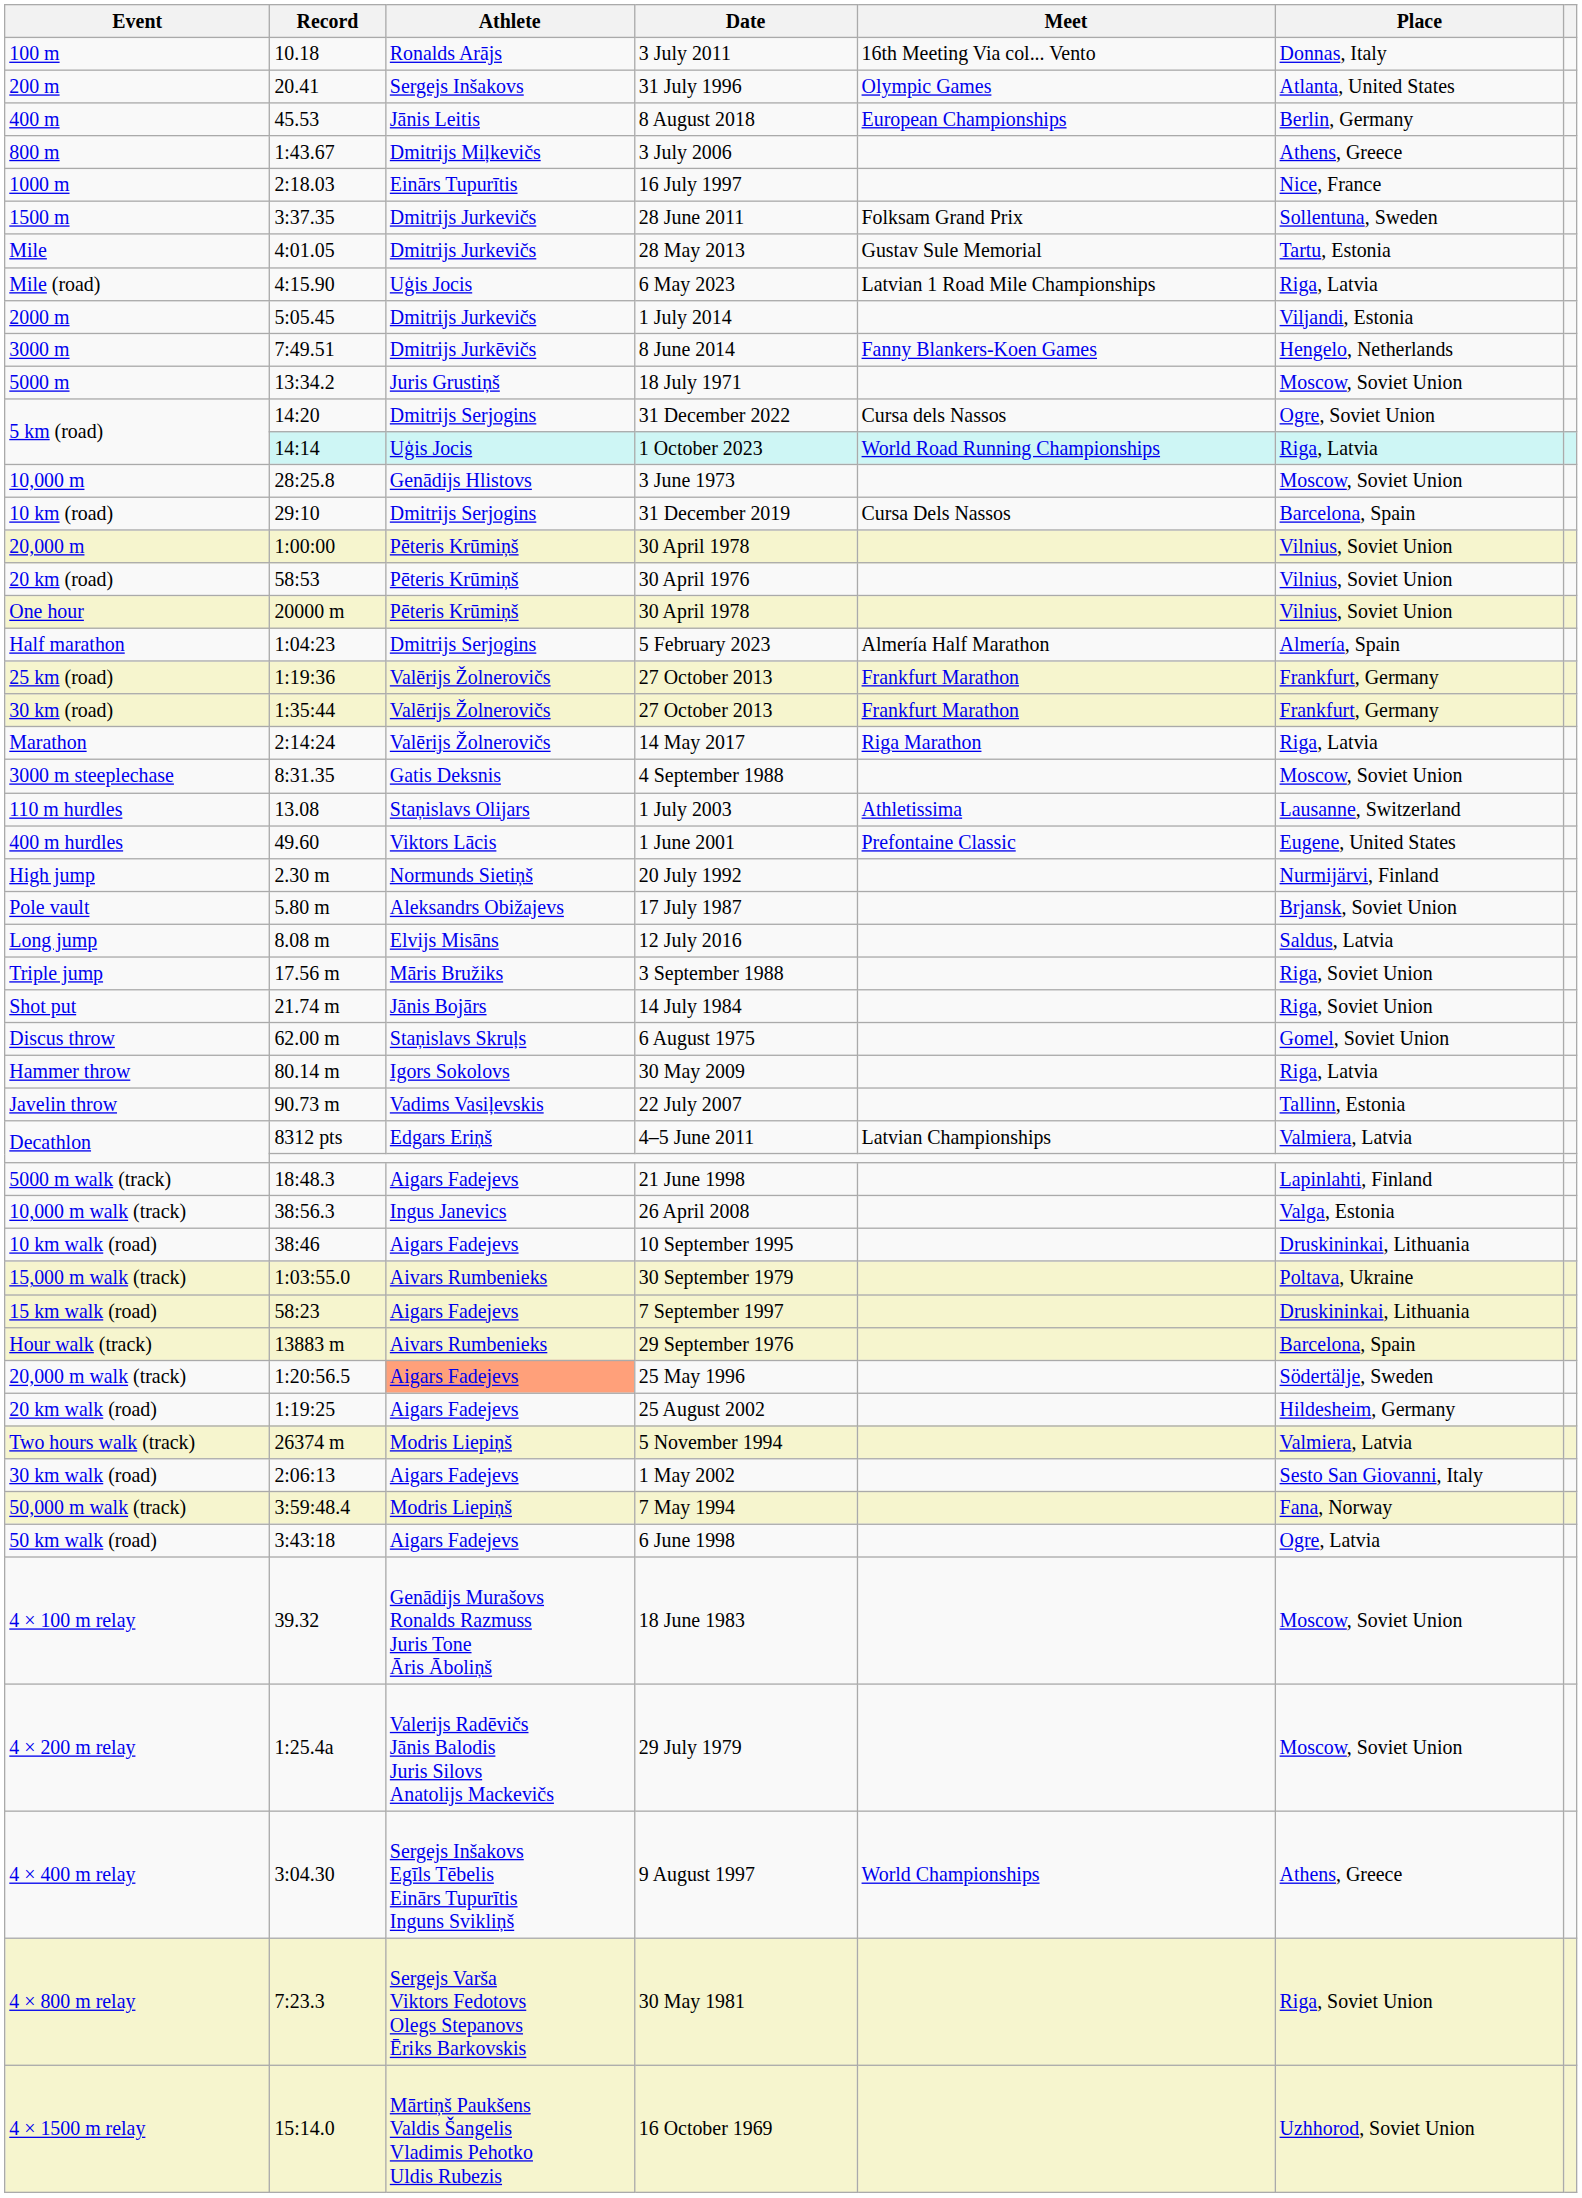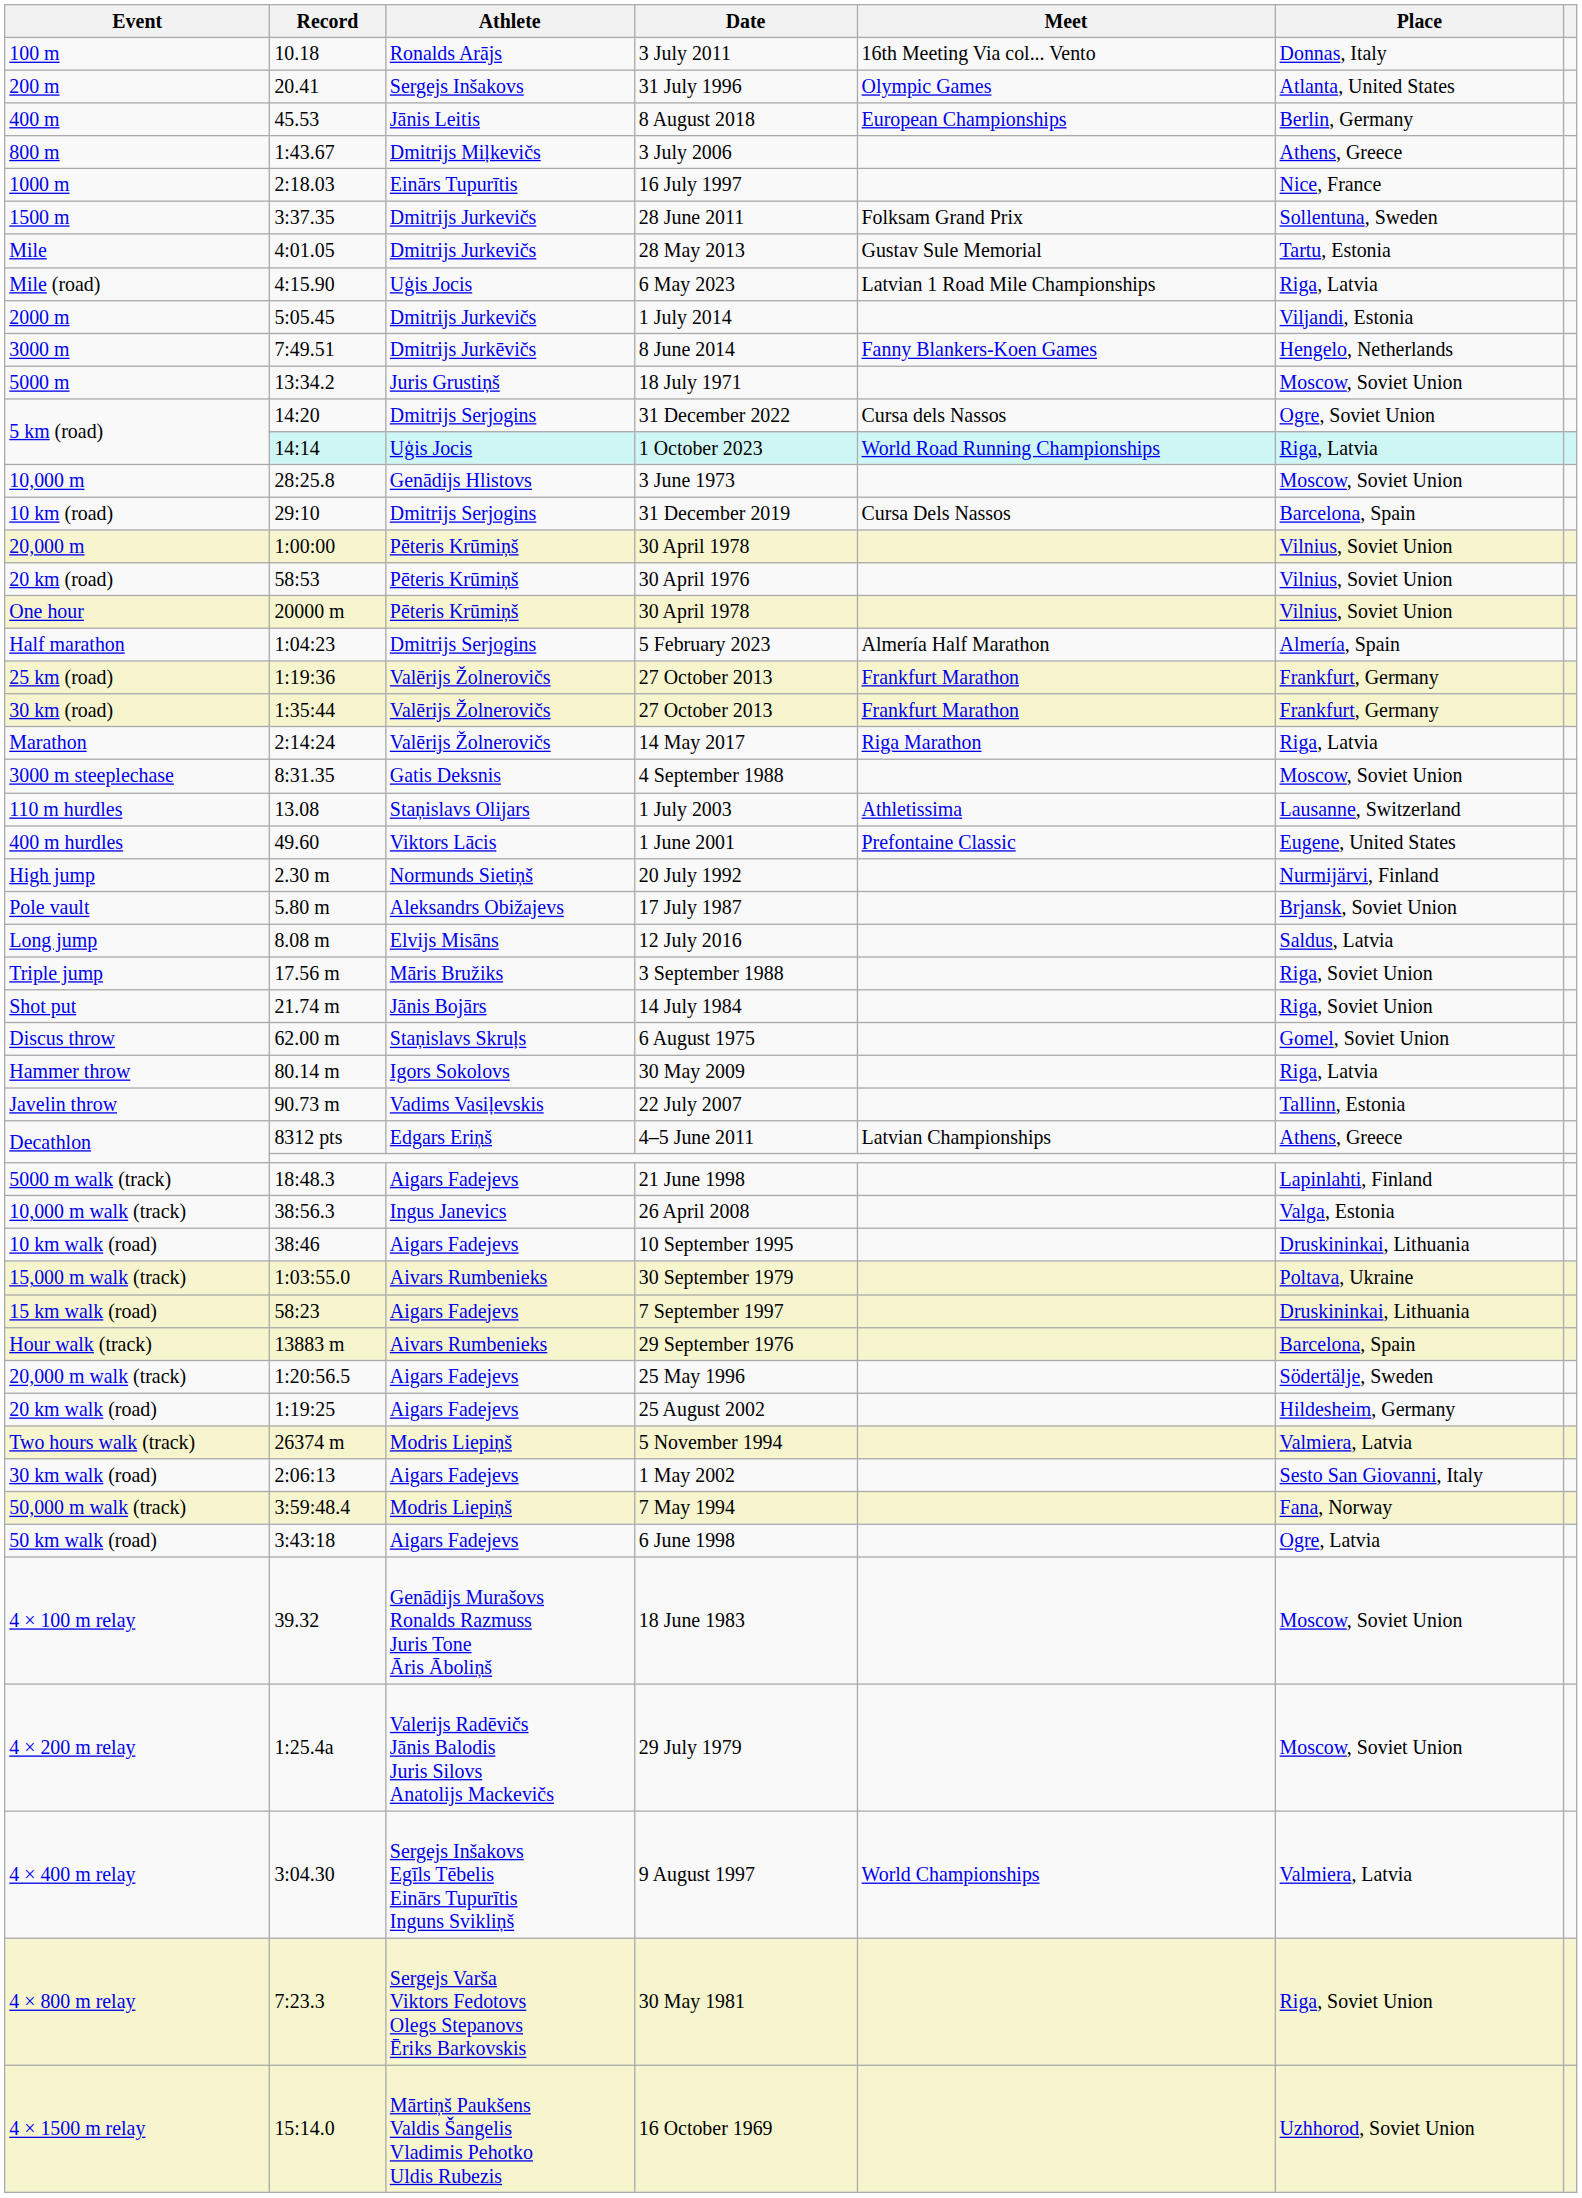(1346, 1137) Valmiera, Latvia -> (1341, 1137) Athens, Greece
(454, 1376) lightsalmon background -> (454, 1376) no background
(1341, 1874) Athens, Greece -> (1346, 1874) Valmiera, Latvia
